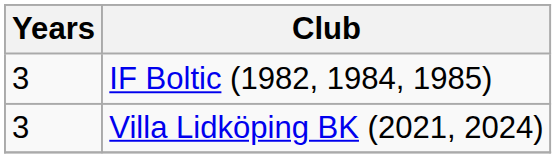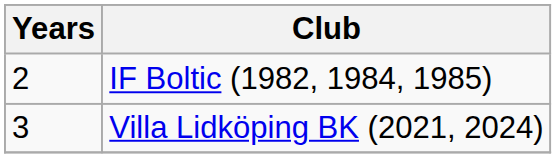(21, 78) 3 -> (21, 78) 2
